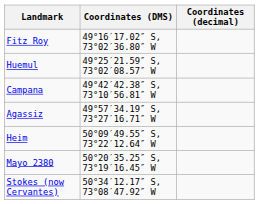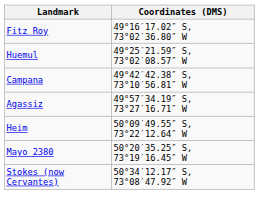- column: (216, 17)
